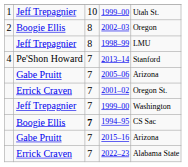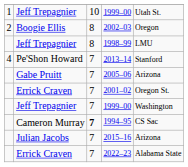(41, 122) Boogie Ellis -> (50, 122) Cameron Murray
(39, 138) Gabe Pruitt -> (42, 138) Julian Jacobs
